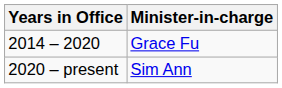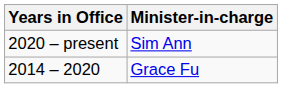rows swapped: (54, 43) <-> (63, 69)
